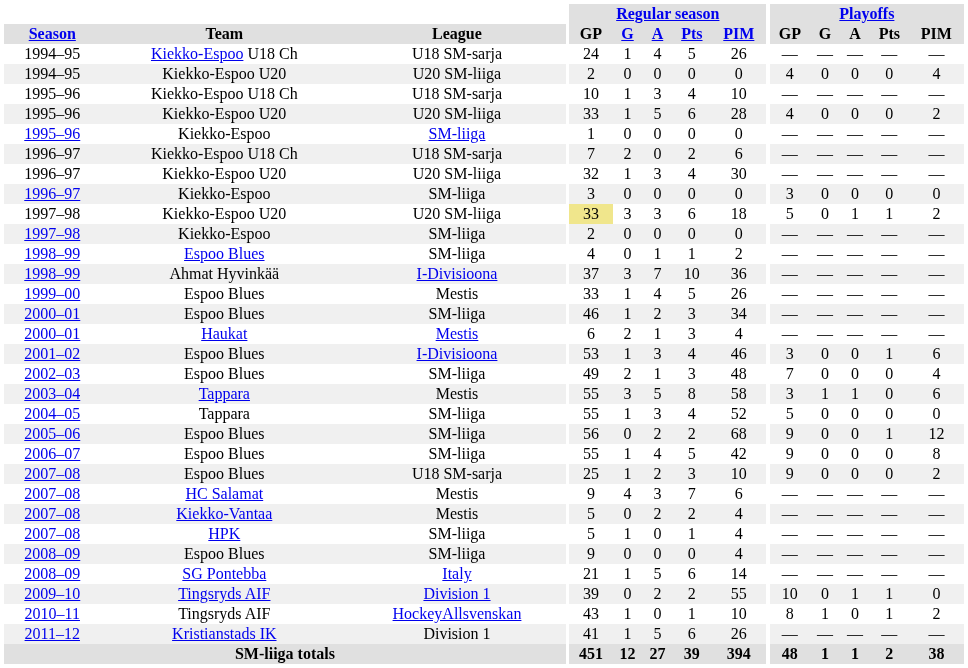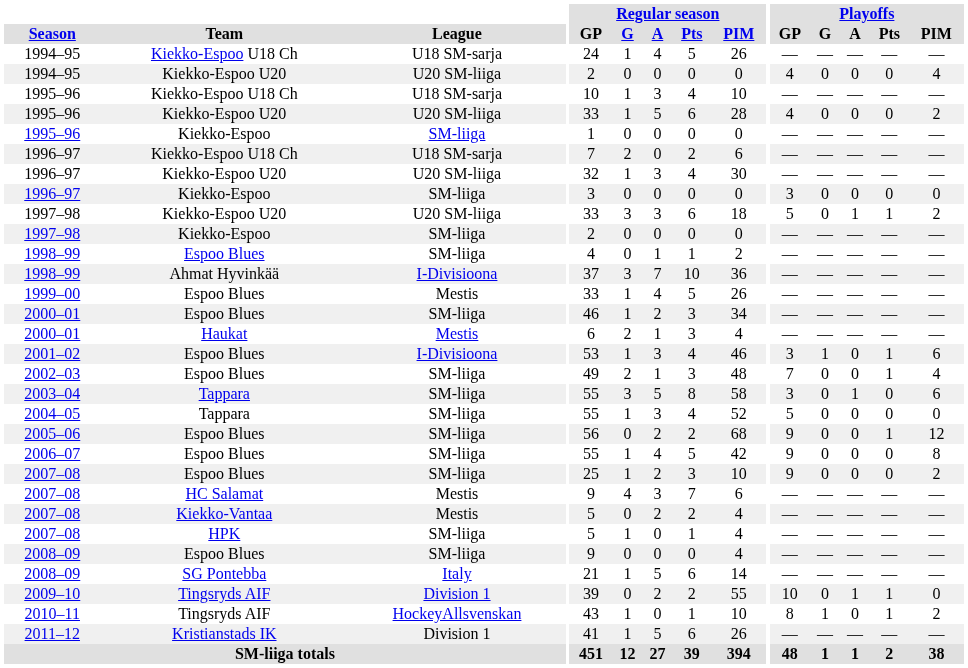(591, 214) khaki background -> (591, 214) no background
(825, 354) 0 -> (825, 354) 1
(889, 374) 0 -> (889, 374) 1
(457, 394) Mestis -> (457, 394) SM-liiga
(825, 394) 1 -> (825, 394) 0
(457, 474) U18 SM-sarja -> (457, 474) SM-liiga
